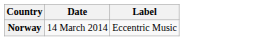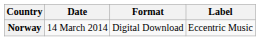+ column: (148, 12)
